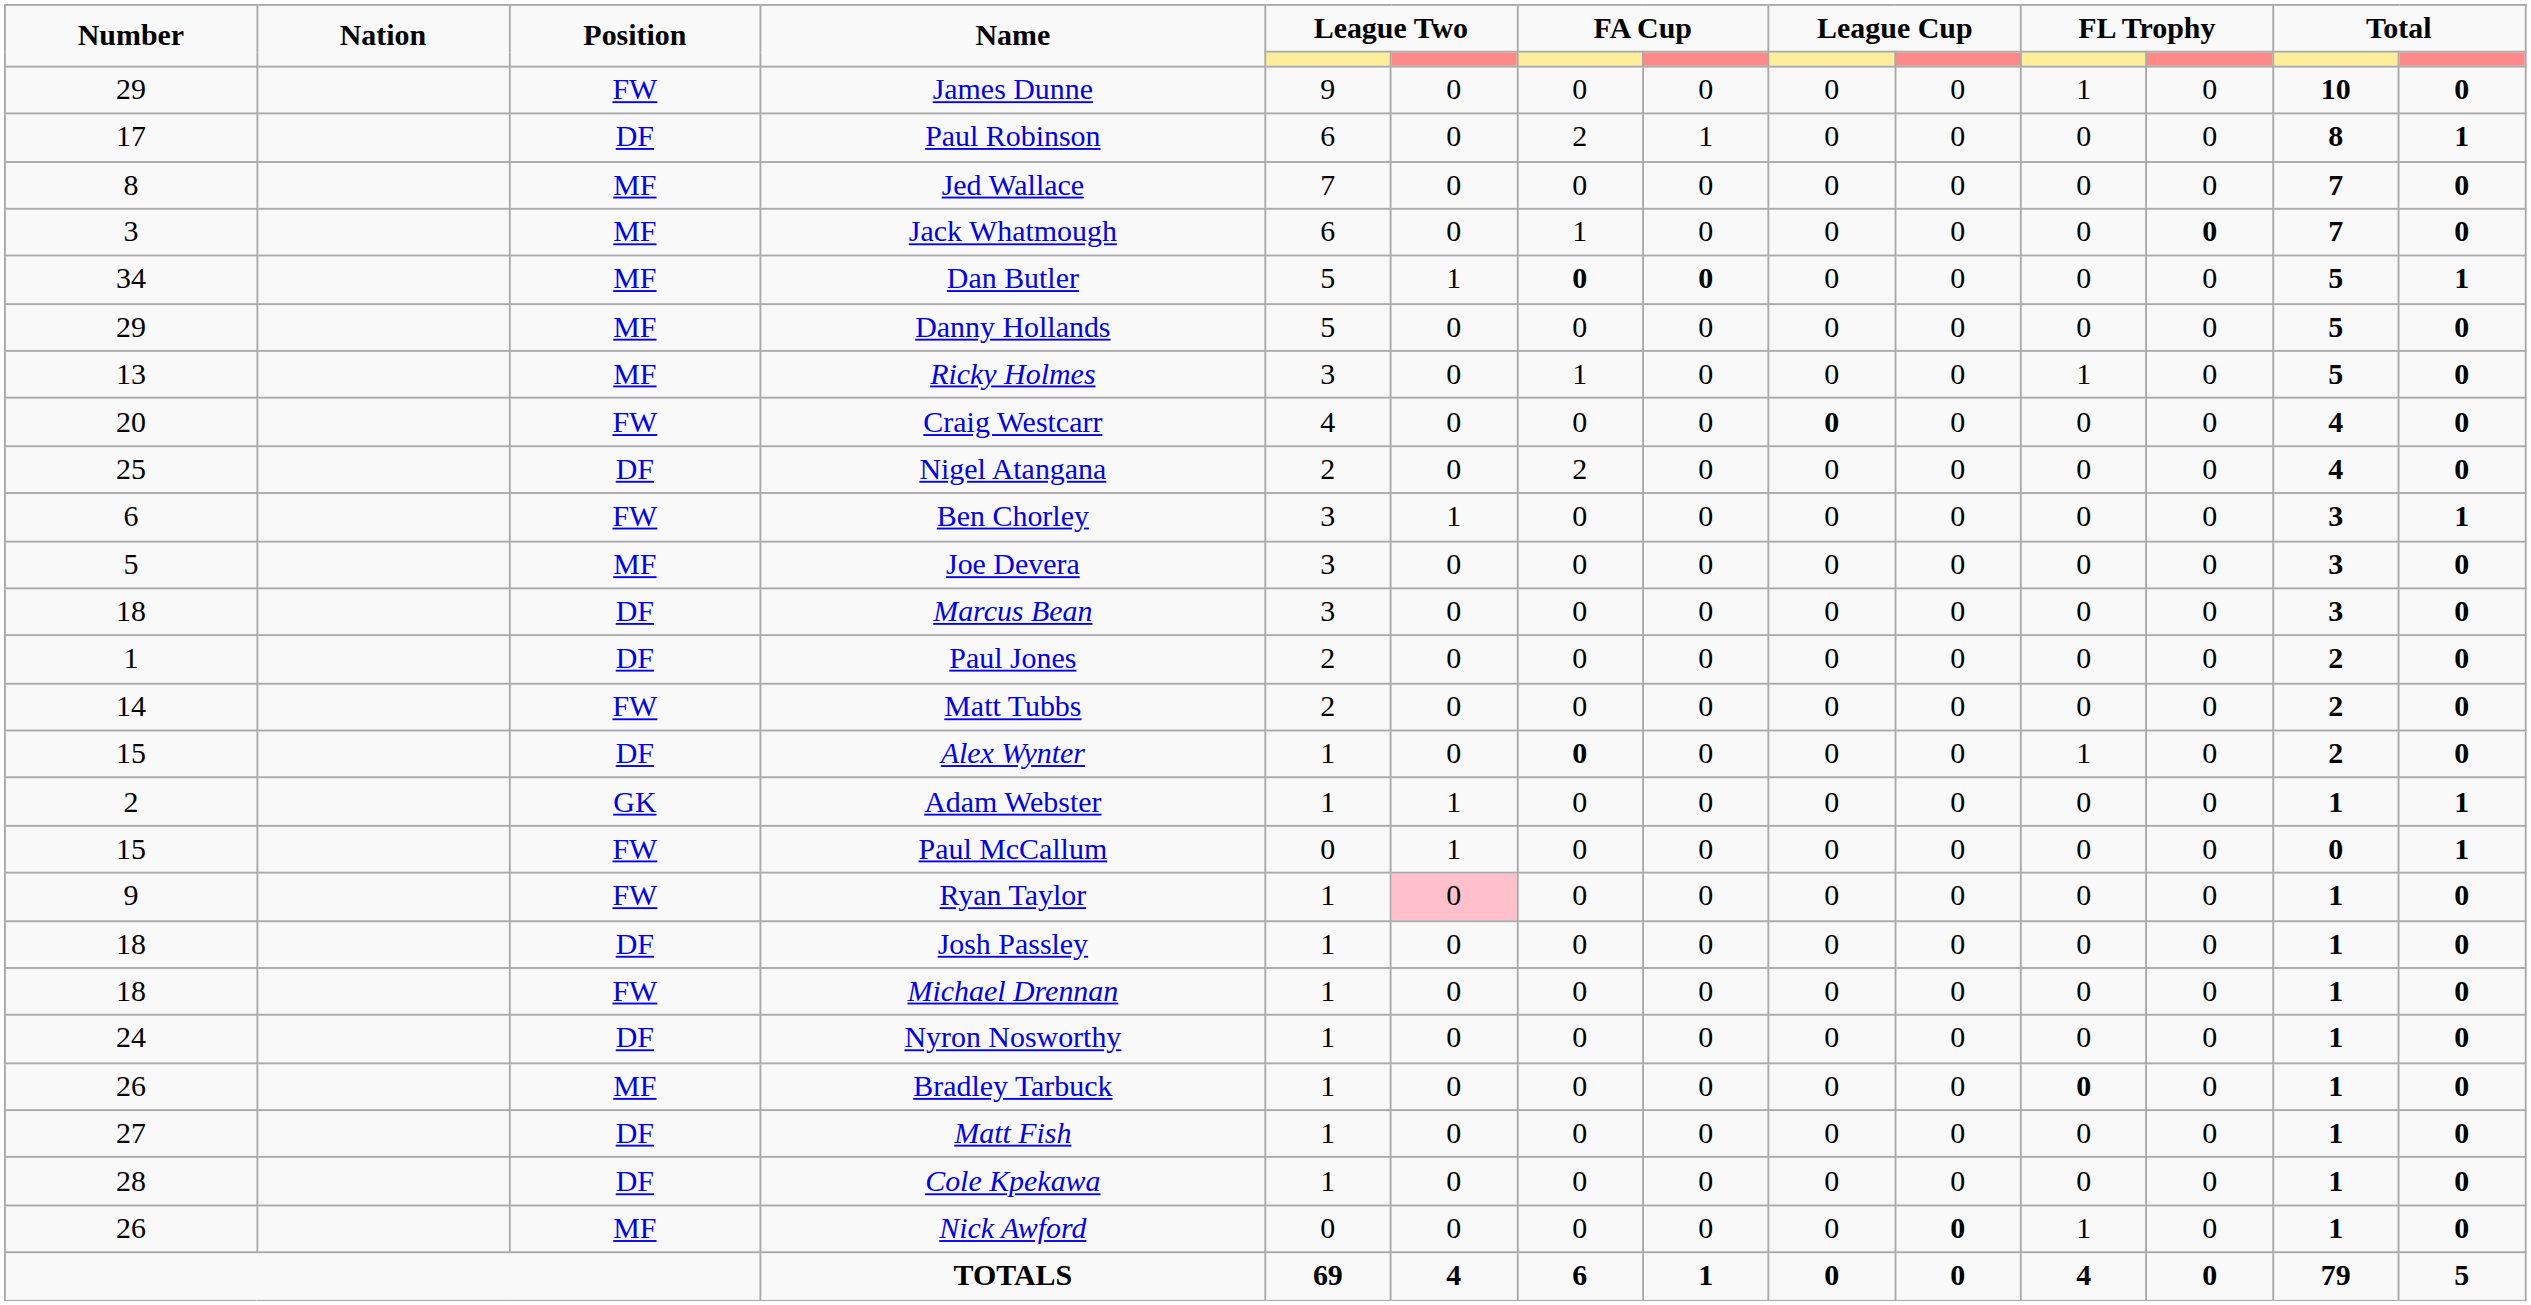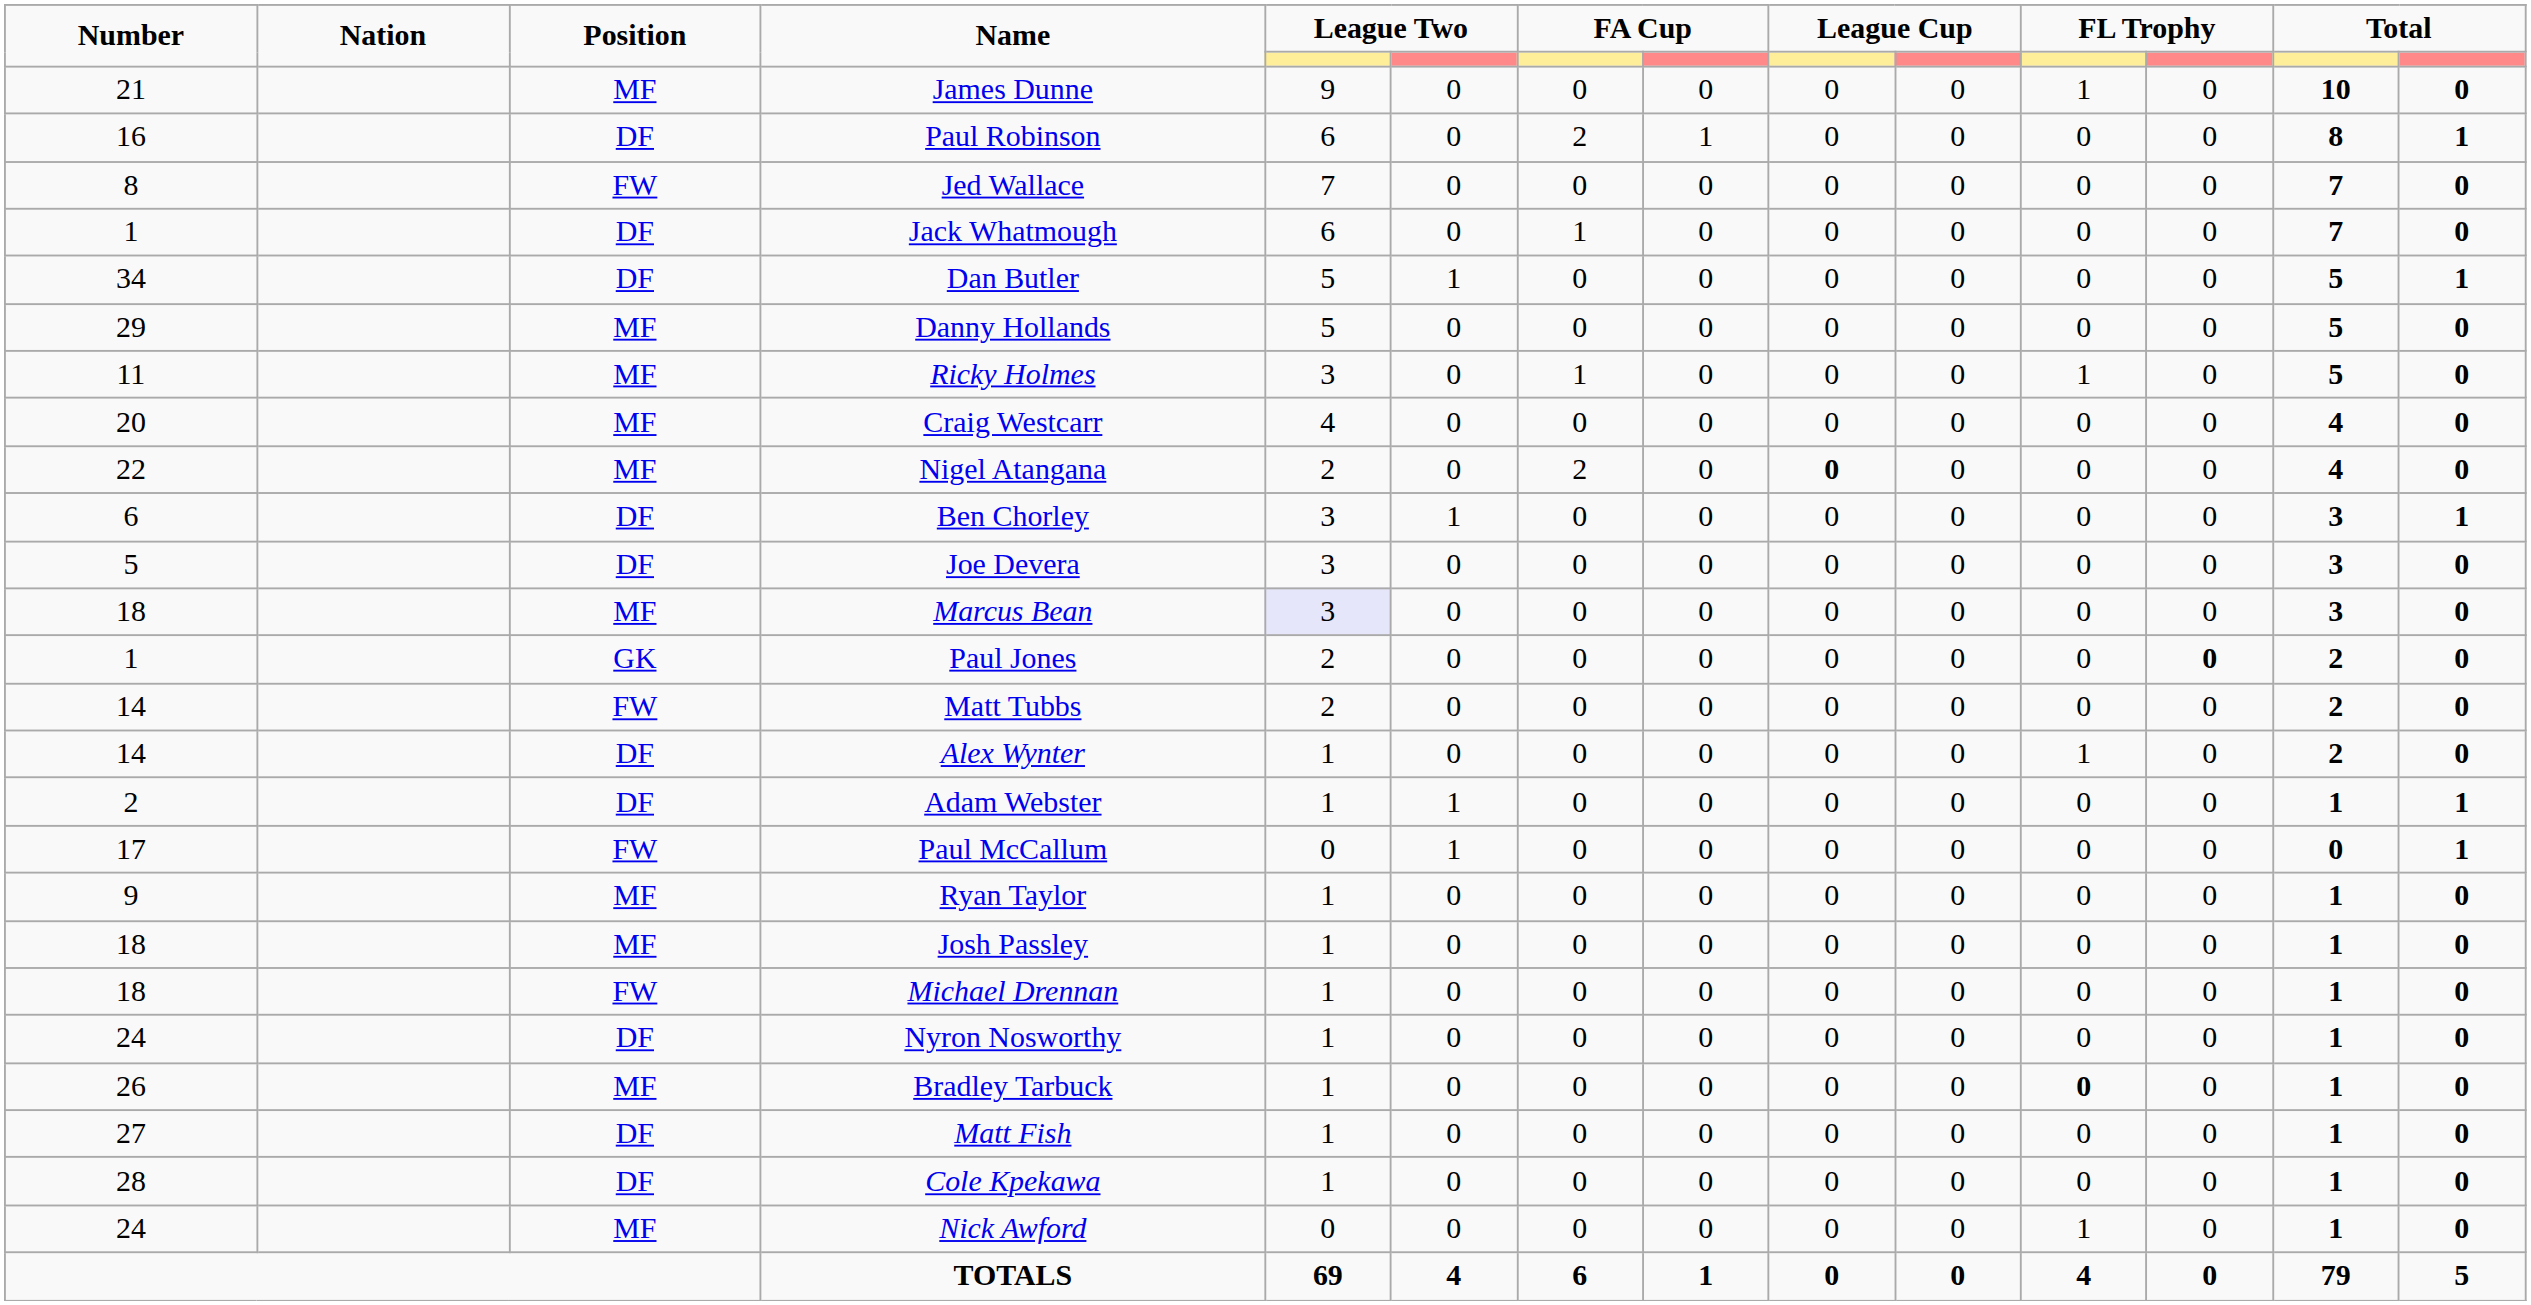(131, 89) 29 -> (131, 89) 21
(635, 89) FW -> (635, 89) MF
(131, 136) 17 -> (131, 136) 16
(635, 184) MF -> (635, 184) FW
(131, 231) 3 -> (131, 231) 1
(635, 231) MF -> (635, 231) DF
(2210, 231) bold -> (2210, 231) normal
(635, 279) MF -> (635, 279) DF
(1580, 279) bold -> (1580, 279) normal
(1706, 279) bold -> (1706, 279) normal
(131, 374) 13 -> (131, 374) 11
(635, 421) FW -> (635, 421) MF
(1832, 421) bold -> (1832, 421) normal
(131, 469) 25 -> (131, 469) 22
(635, 469) DF -> (635, 469) MF
(1832, 469) normal -> (1832, 469) bold
(635, 516) FW -> (635, 516) DF
(635, 563) MF -> (635, 563) DF
(635, 611) DF -> (635, 611) MF
(1328, 611) no background -> (1328, 611) lavender background
(635, 658) DF -> (635, 658) GK
(2210, 658) normal -> (2210, 658) bold
(131, 753) 15 -> (131, 753) 14
(1580, 753) bold -> (1580, 753) normal
(635, 801) GK -> (635, 801) DF
(131, 848) 15 -> (131, 848) 17
(635, 896) FW -> (635, 896) MF
(1454, 896) pink background -> (1454, 896) no background
(635, 943) DF -> (635, 943) MF
(131, 1228) 26 -> (131, 1228) 24
(1958, 1228) bold -> (1958, 1228) normal
